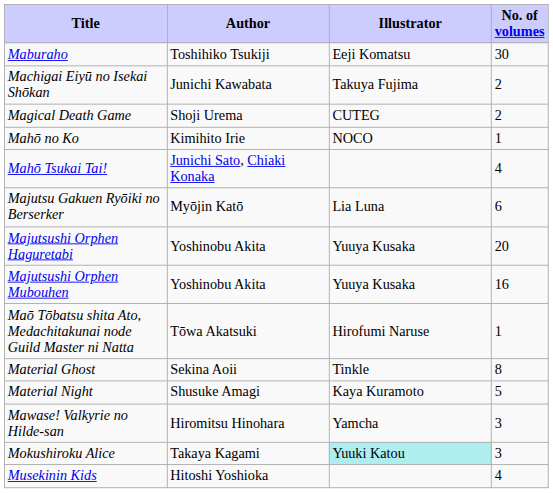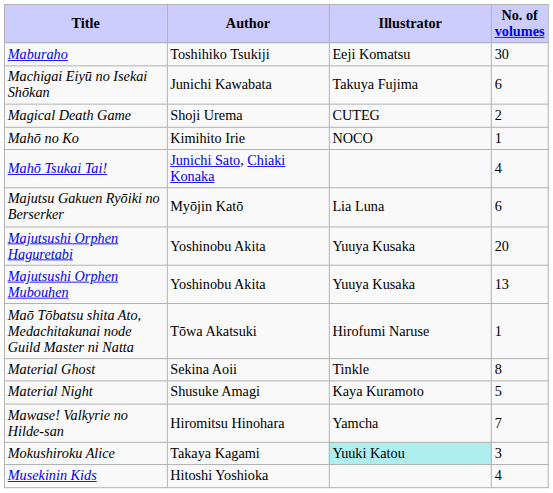(498, 84) 2 -> (498, 84) 6
(502, 284) 16 -> (502, 284) 13
(498, 422) 3 -> (498, 422) 7
